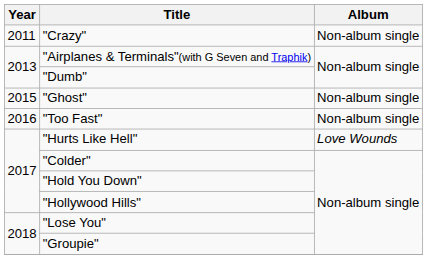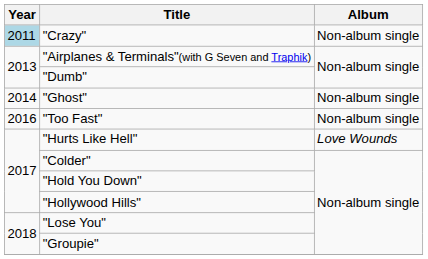(22, 35) no background -> (22, 35) lightblue background
(22, 98) 2015 -> (22, 98) 2014
